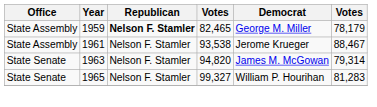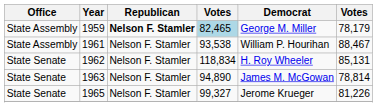(215, 28) no background -> (215, 28) lightblue background
(272, 45) Jerome Krueger -> (285, 45) William P. Hourihan
+ row: (93, 61)
(215, 61) 94,820 -> (215, 77) 94,890
(349, 61) 79,314 -> (354, 77) 78,814
(280, 77) William P. Hourihan -> (277, 93) Jerome Krueger
(349, 77) 81,283 -> (354, 93) 81,226
